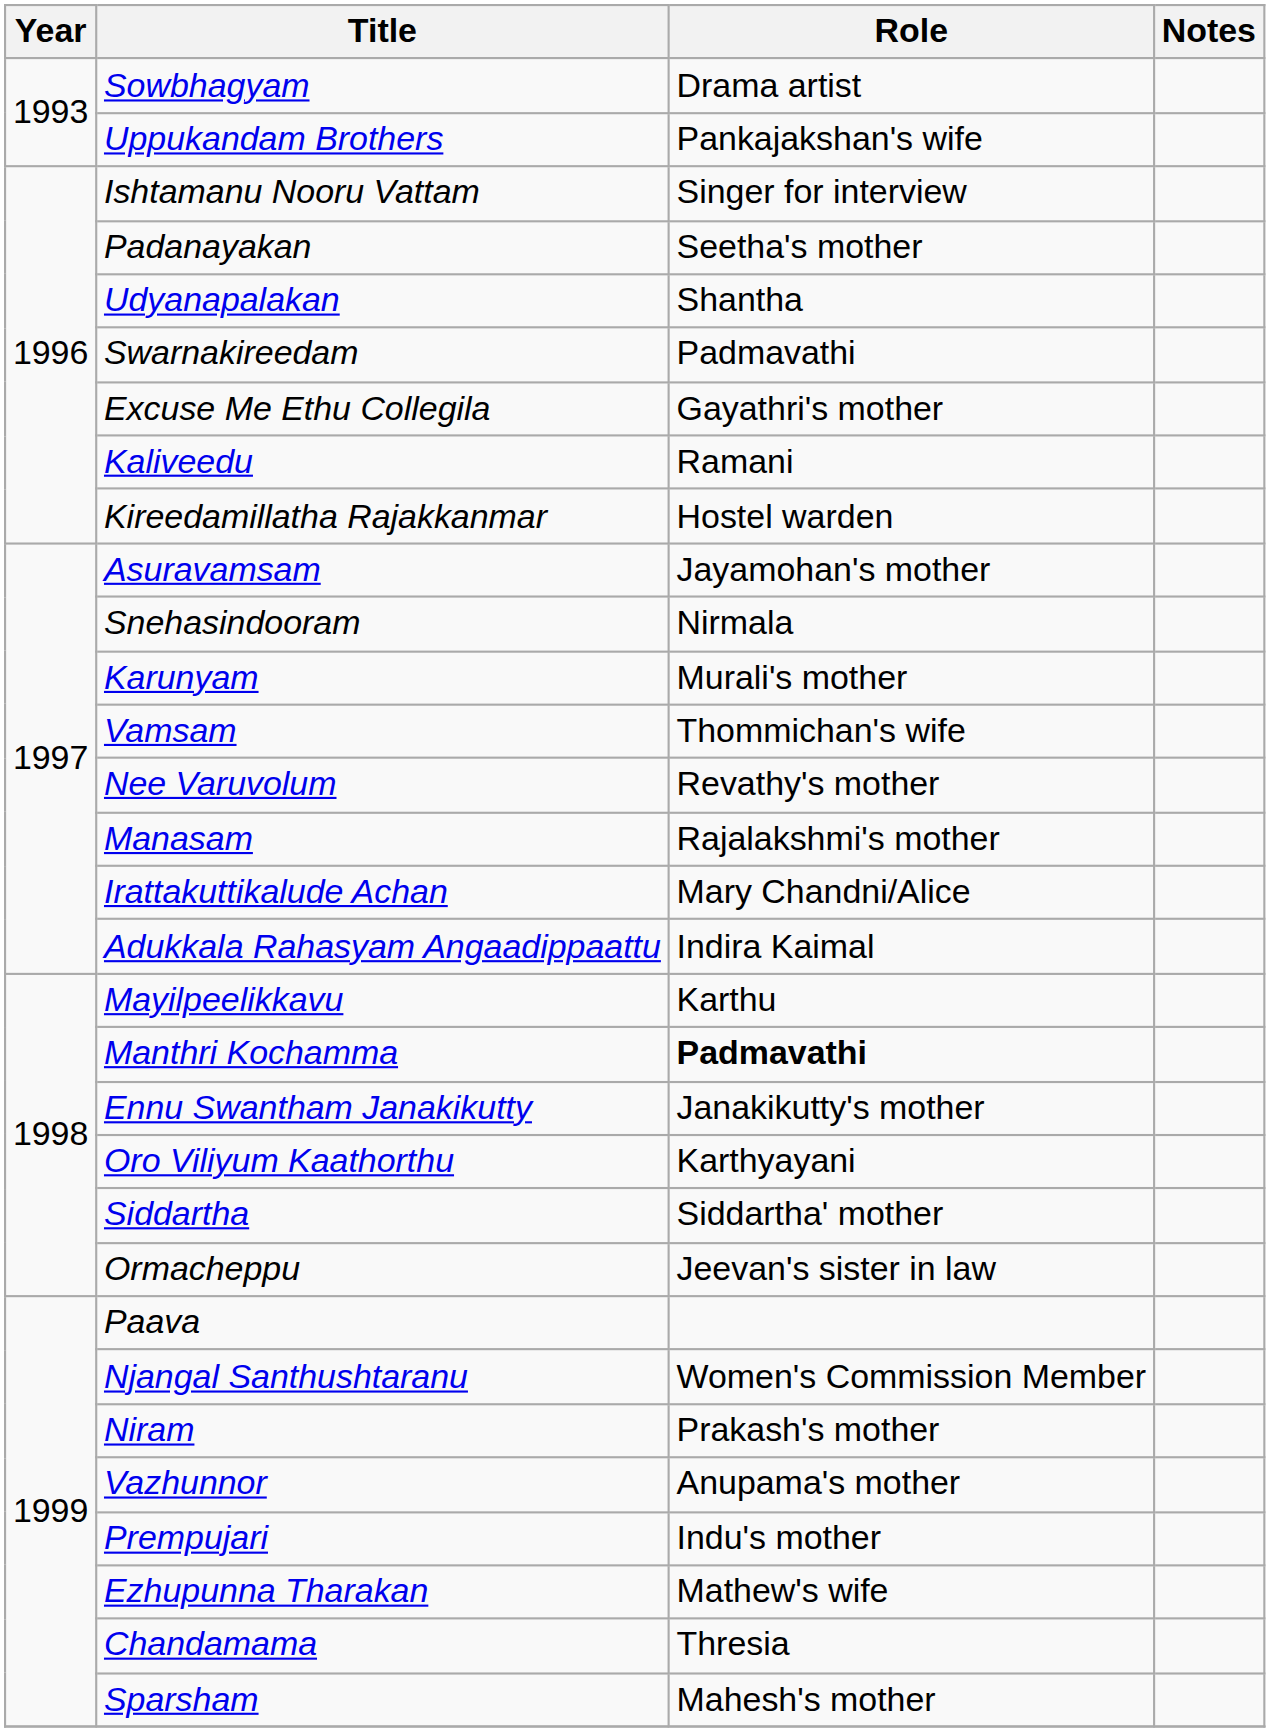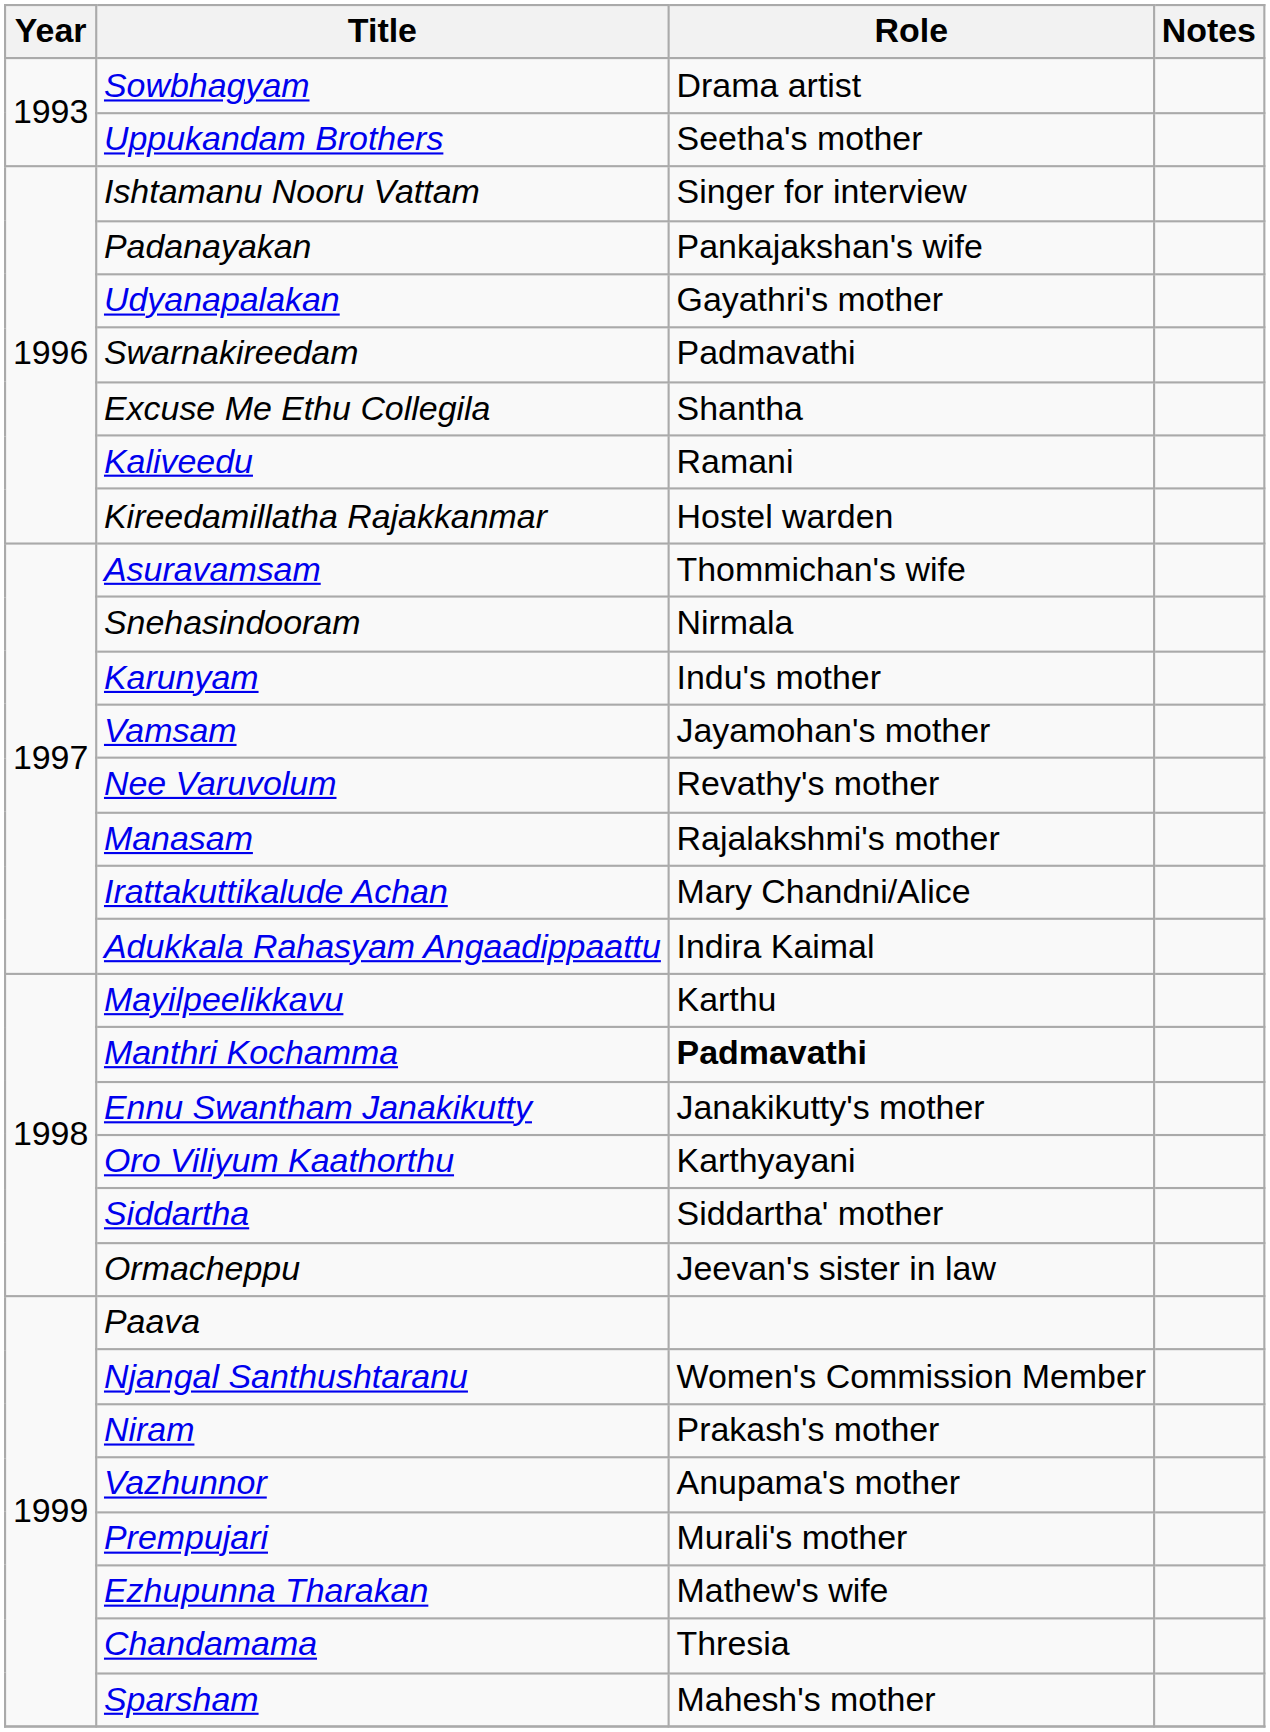(830, 138) Pankajakshan's wife -> (800, 138) Seetha's mother
(800, 246) Seetha's mother -> (830, 246) Pankajakshan's wife
(740, 300) Shantha -> (810, 300) Gayathri's mother
(810, 407) Gayathri's mother -> (740, 407) Shantha
(833, 569) Jayamohan's mother -> (821, 569) Thommichan's wife
(792, 676) Murali's mother -> (779, 676) Indu's mother
(821, 730) Thommichan's wife -> (833, 730) Jayamohan's mother
(779, 1537) Indu's mother -> (792, 1537) Murali's mother
